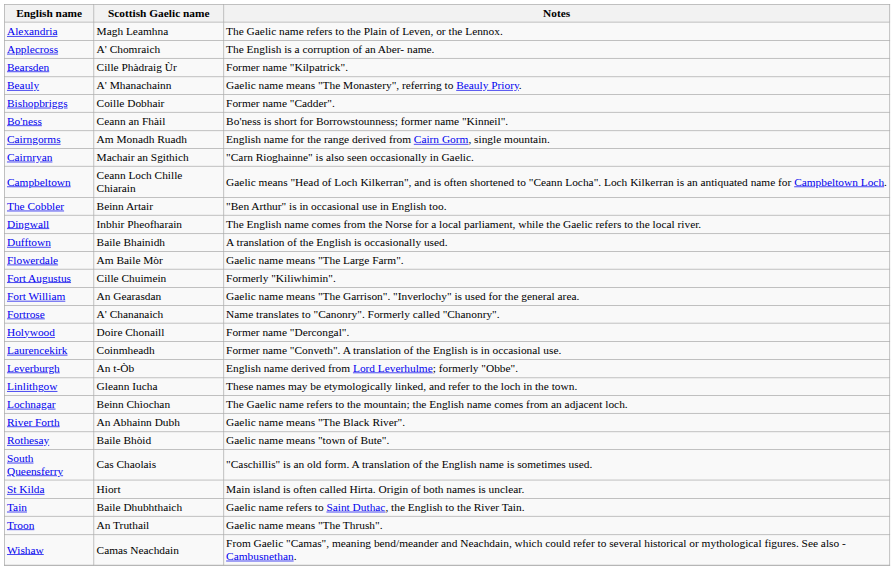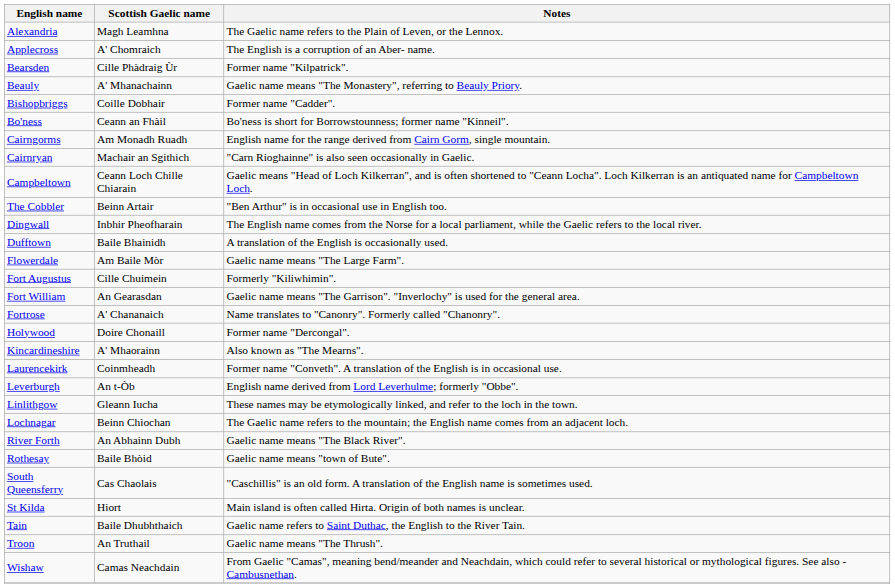+ row: (43, 350)
